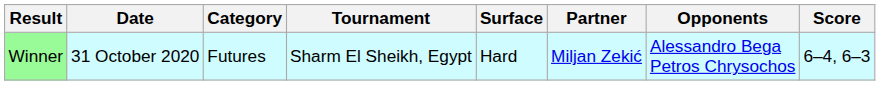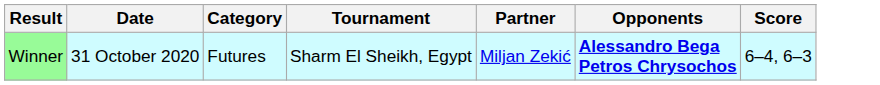- column: (511, 17)
(723, 55) normal -> (658, 55) bold
